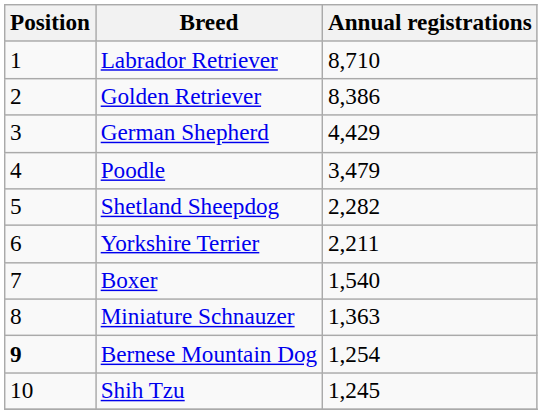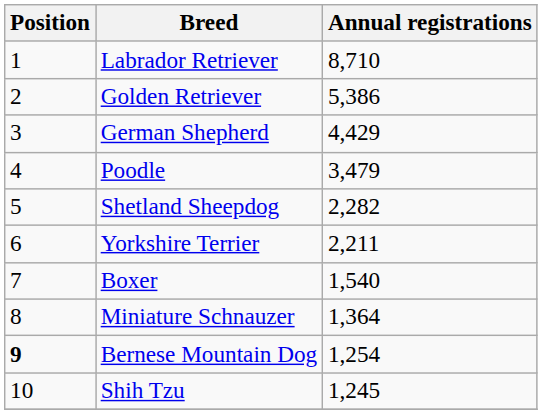(354, 96) 8,386 -> (354, 96) 5,386
(354, 317) 1,363 -> (354, 317) 1,364
